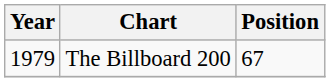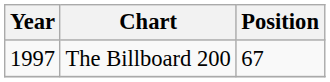(32, 58) 1979 -> (32, 58) 1997
